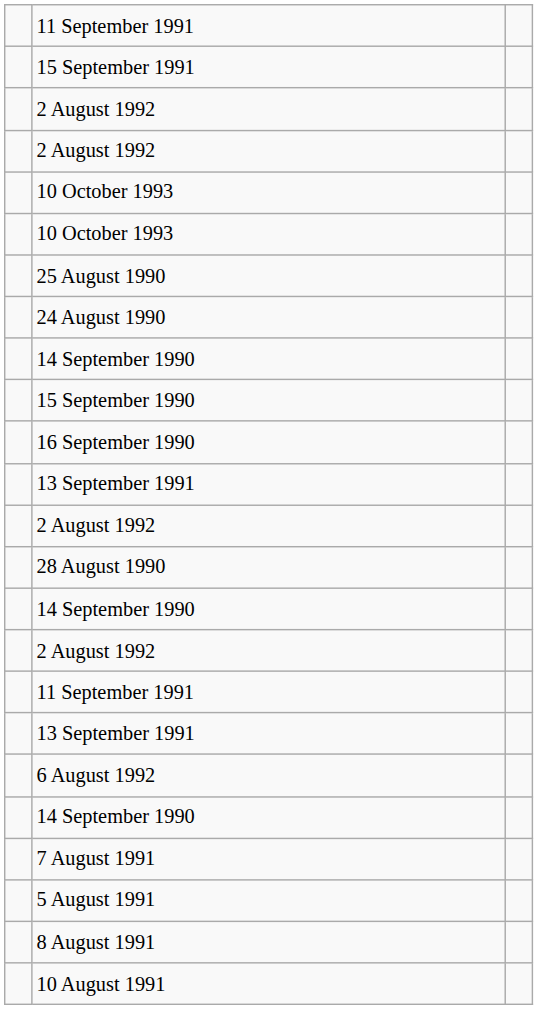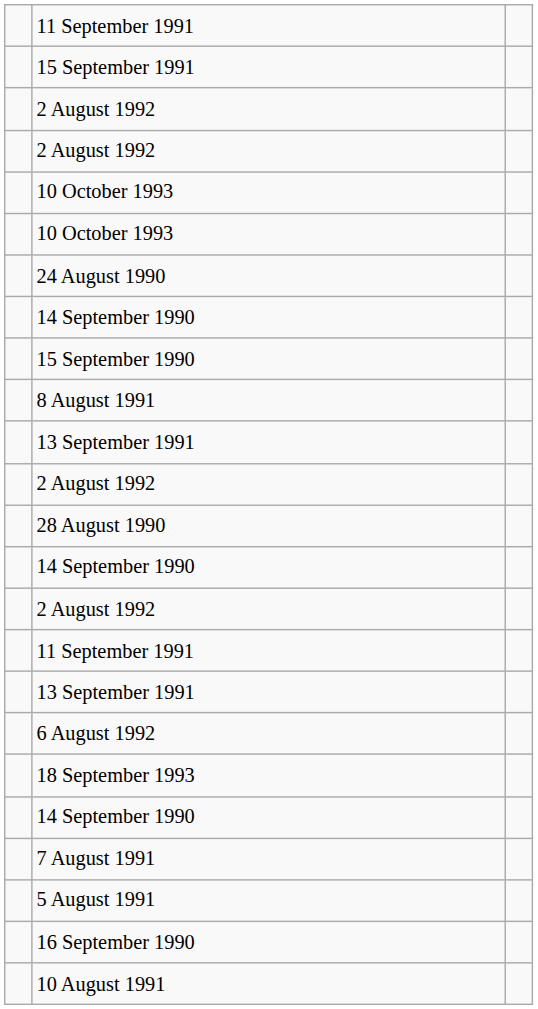- row: (18, 276)
rows swapped: (18, 442) <-> (18, 942)
+ row: (18, 776)
